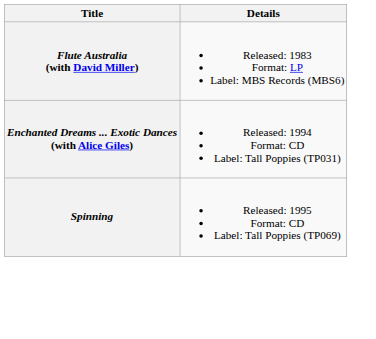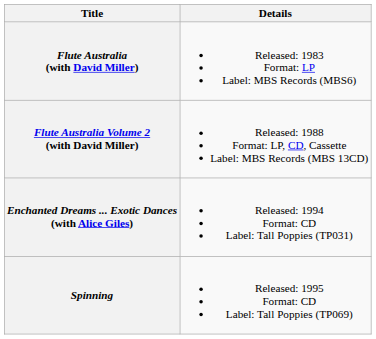+ row: (92, 139)
